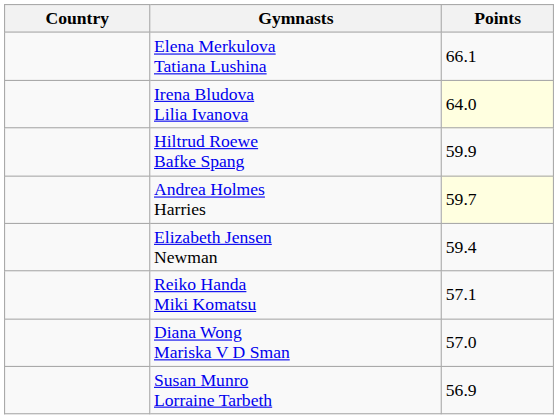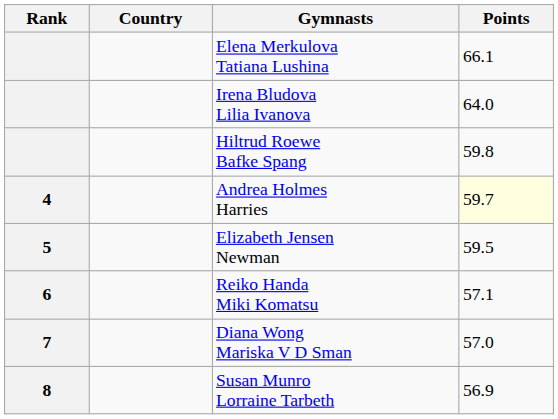+ column: (47, 18)
(461, 103) lightyellow background -> (478, 103) no background
(461, 151) 59.9 -> (478, 151) 59.8
(461, 247) 59.4 -> (478, 247) 59.5
